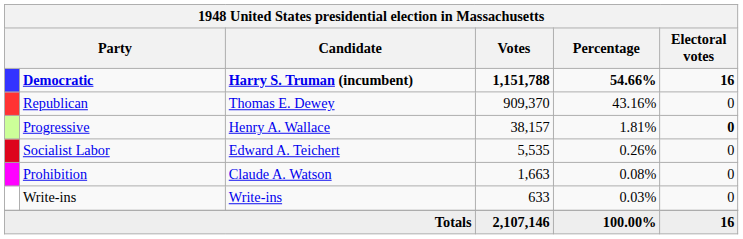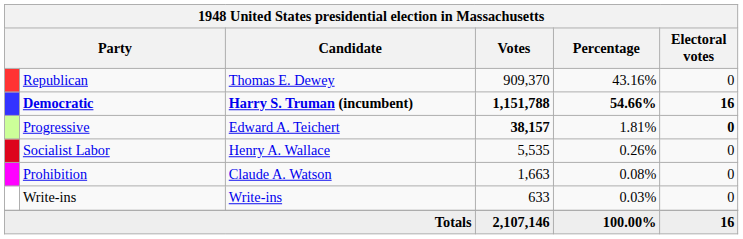rows swapped: (58, 80) <-> (55, 104)
(279, 127) Henry A. Wallace -> (284, 127) Edward A. Teichert
(530, 127) normal -> (530, 127) bold
(284, 151) Edward A. Teichert -> (279, 151) Henry A. Wallace
